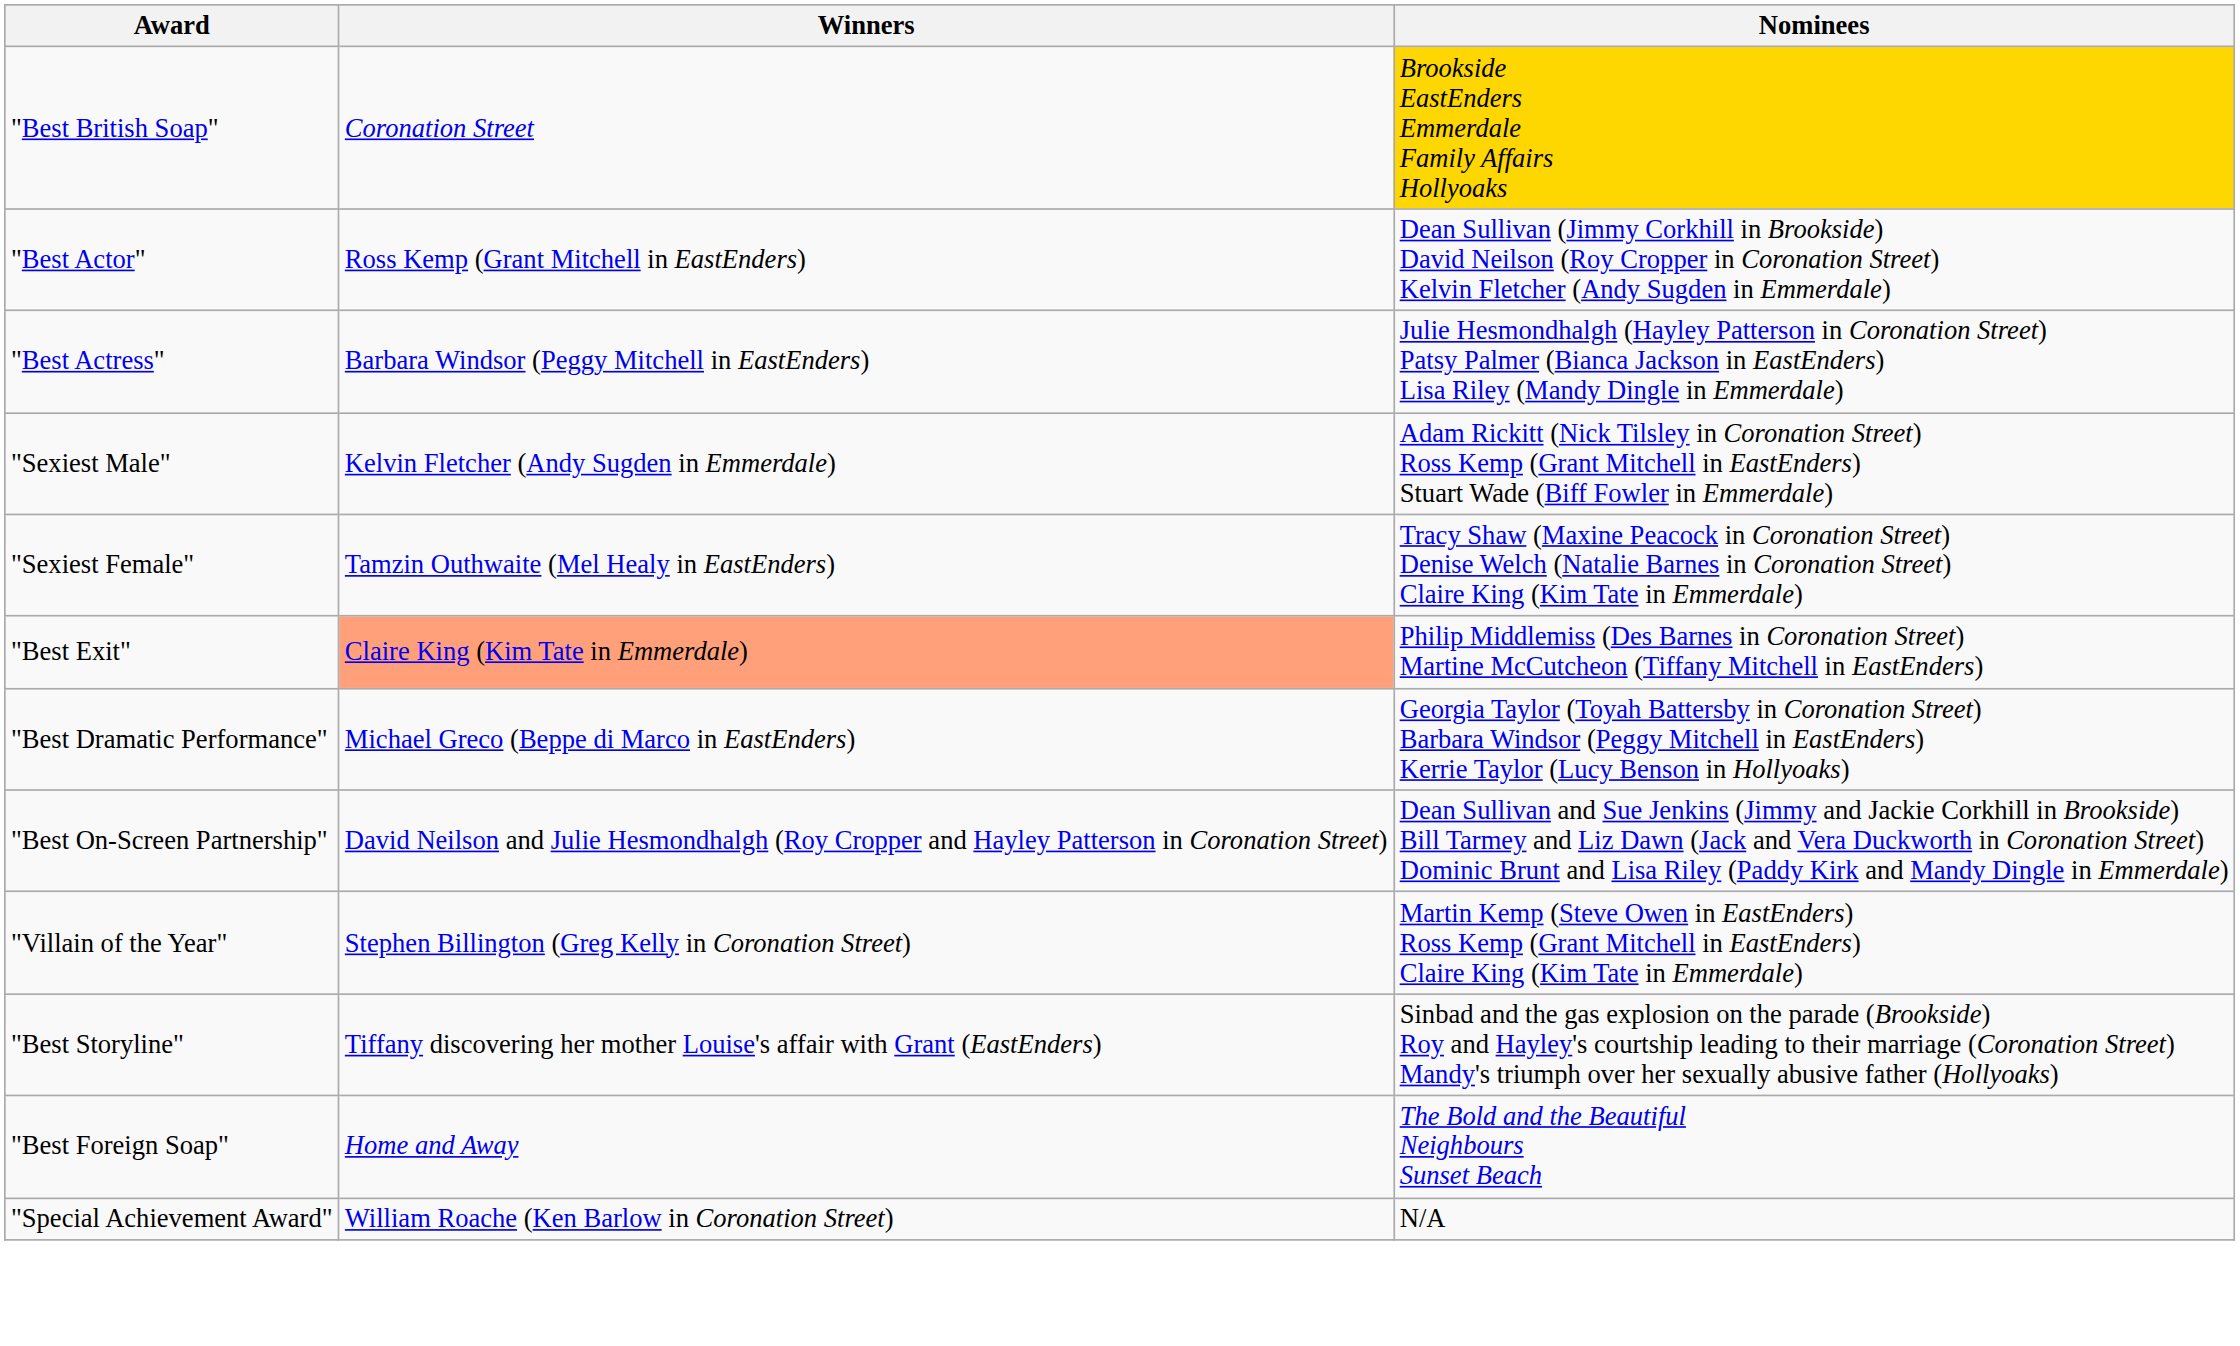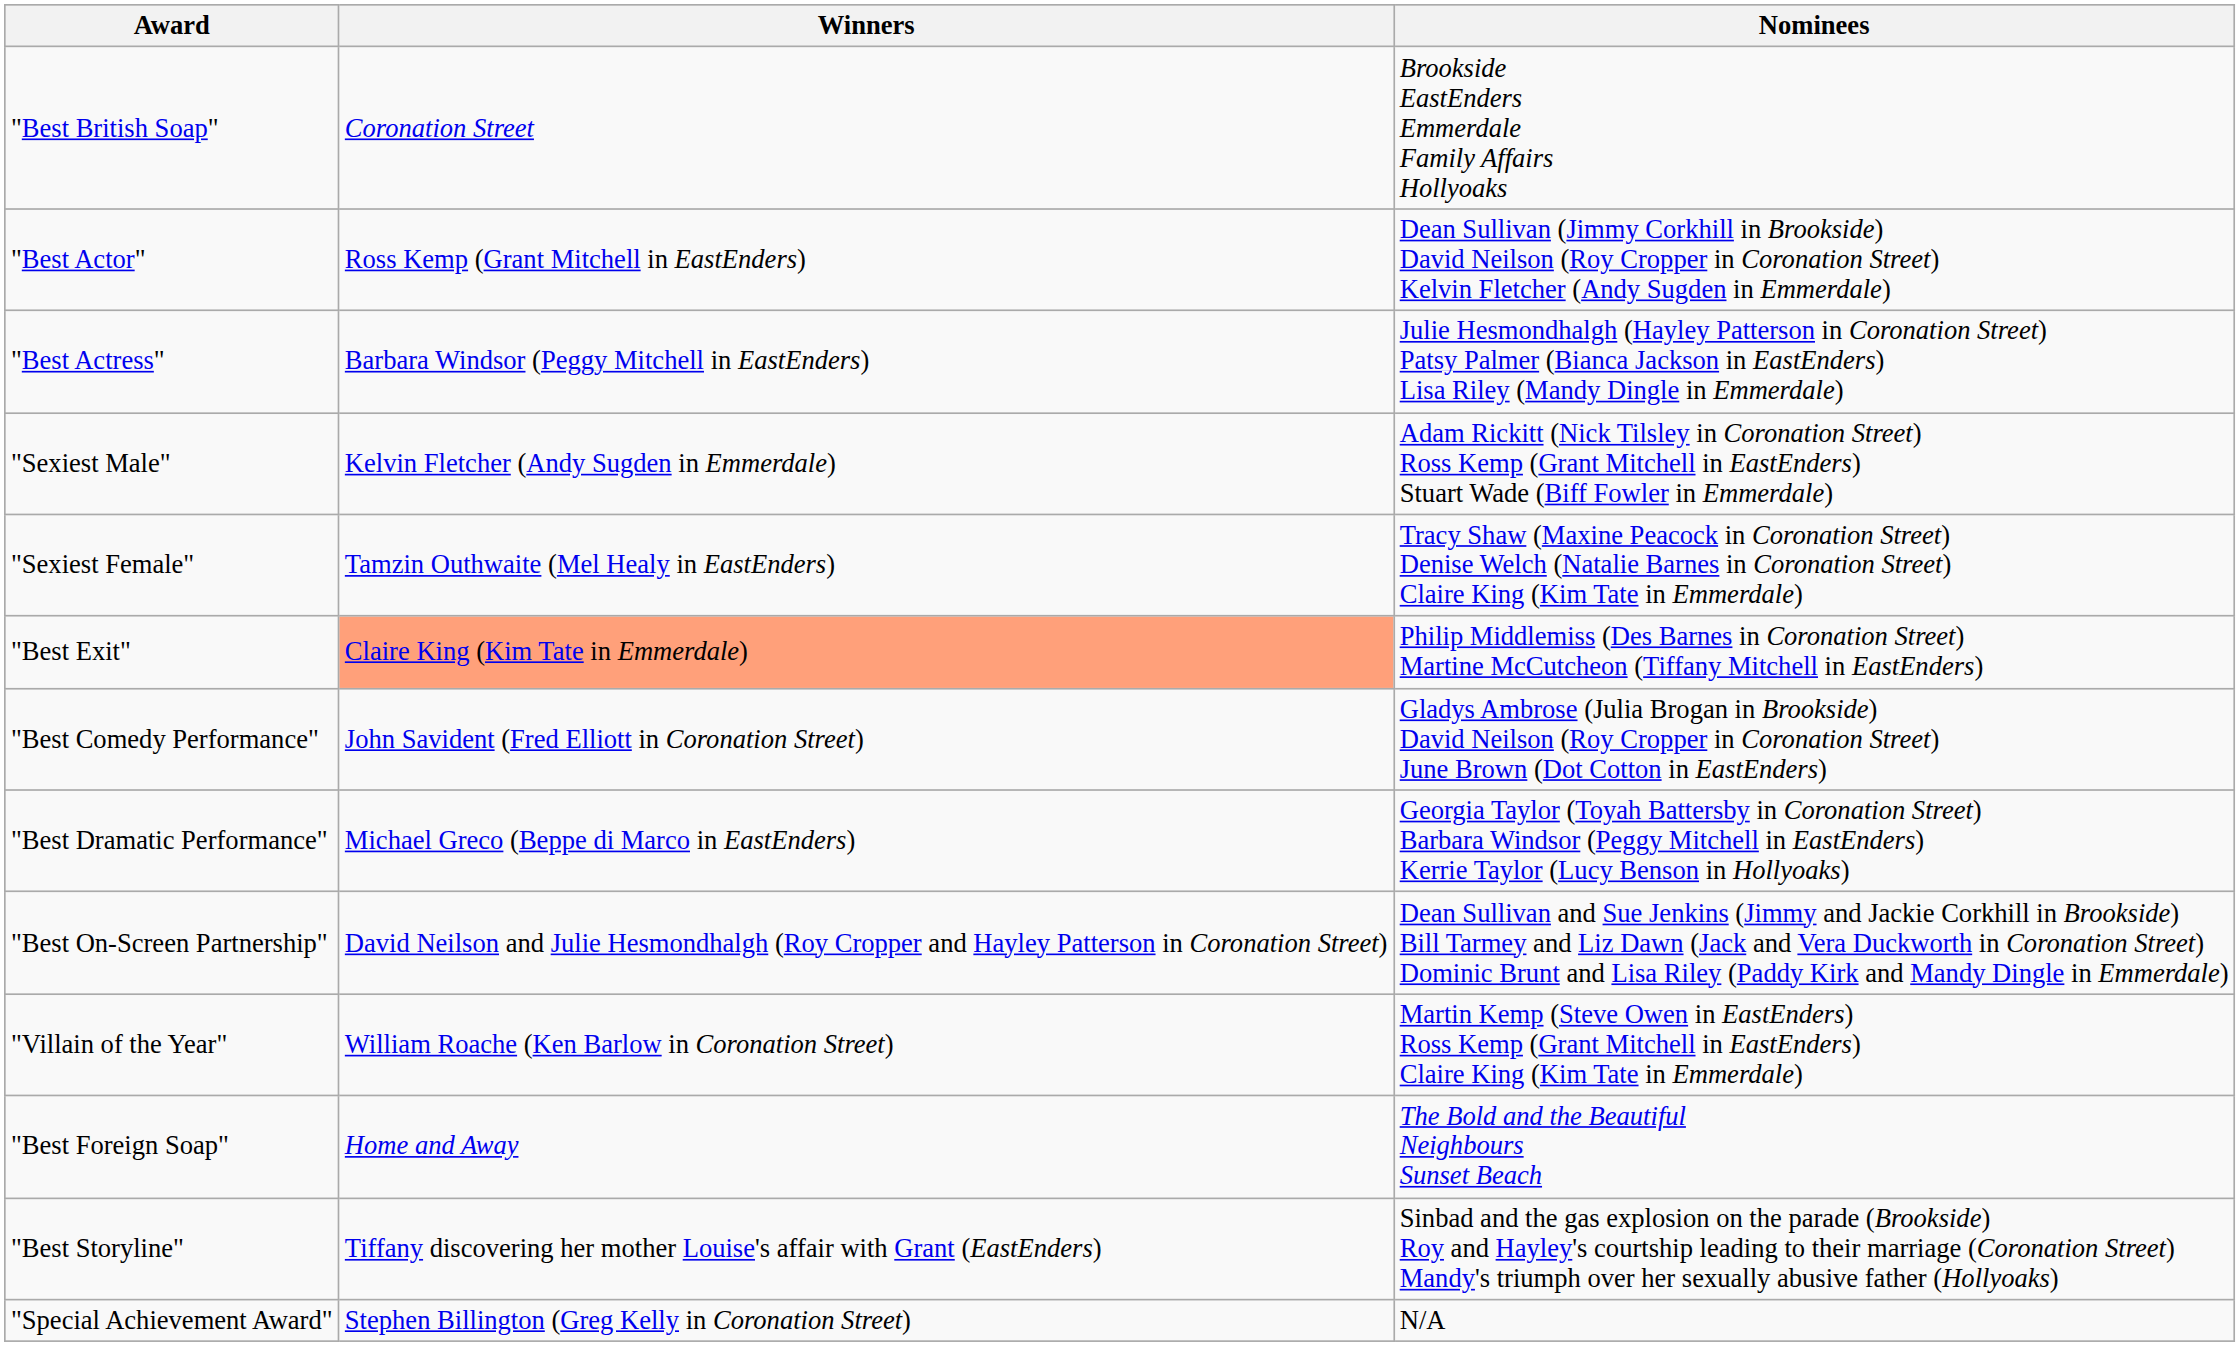(1477, 127) gold background -> (1477, 127) no background
+ row: (165, 738)
(628, 942) Stephen Billington (Greg Kelly in Coronation Street) -> (619, 1044) William Roache (Ken Barlow in Coronation Street)
rows swapped: (97, 1044) <-> (120, 1146)
(619, 1218) William Roache (Ken Barlow in Coronation Street) -> (628, 1320) Stephen Billington (Greg Kelly in Coronation Street)
